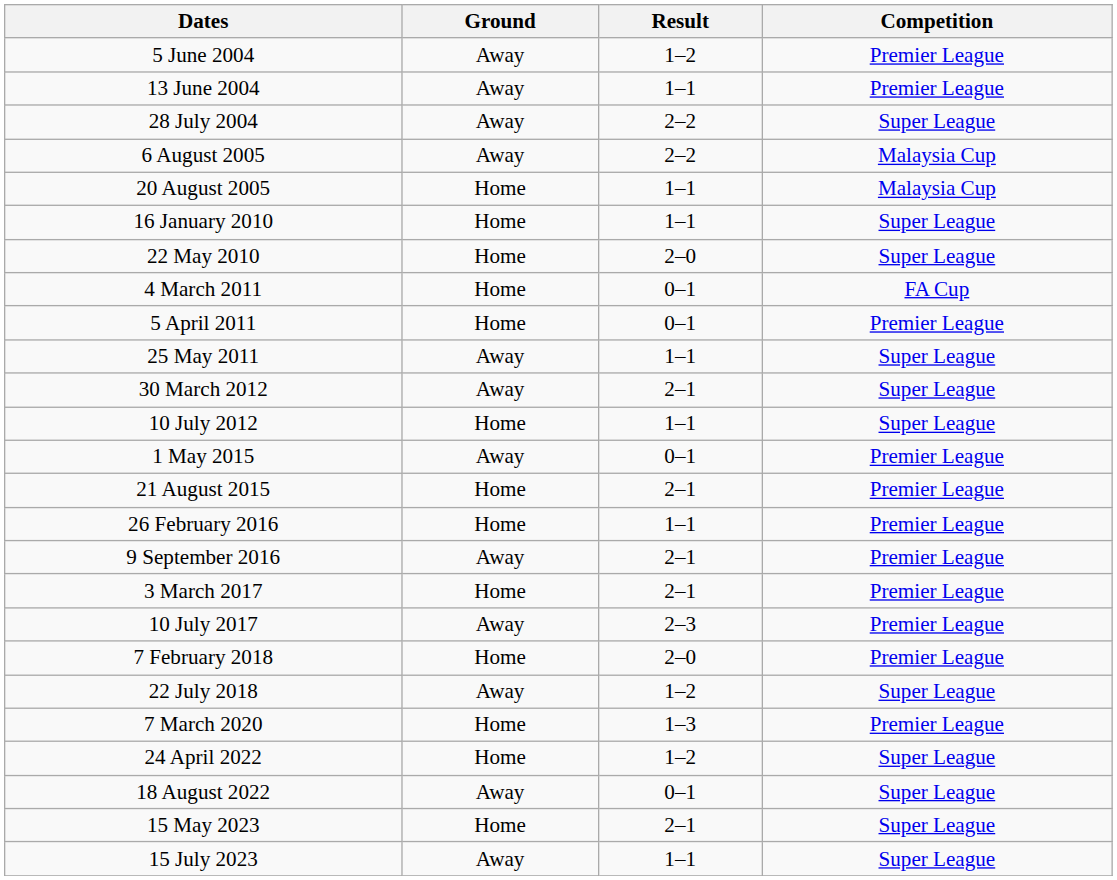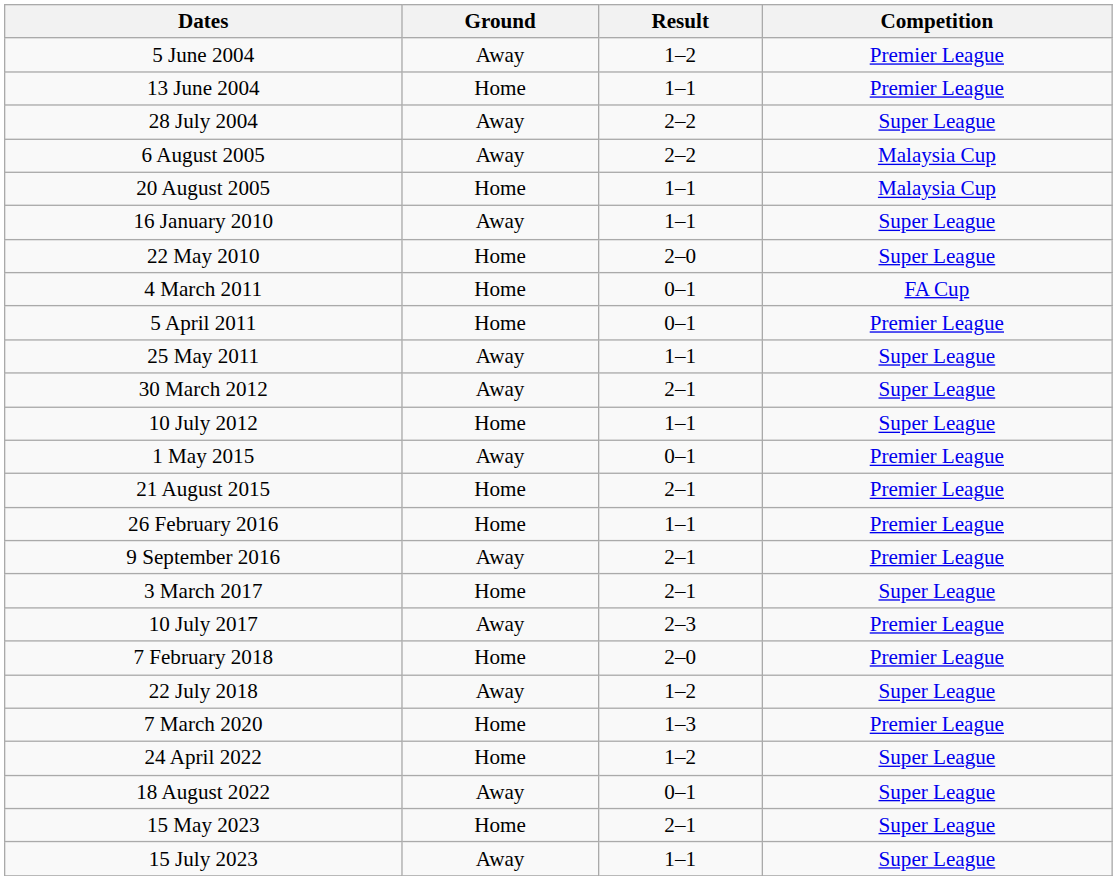(500, 88) Away -> (500, 88) Home
(500, 222) Home -> (500, 222) Away
(937, 590) Premier League -> (937, 590) Super League
